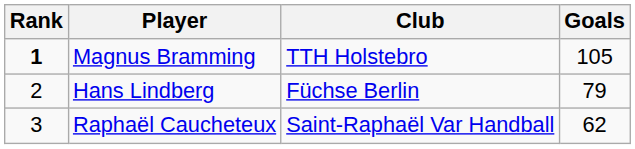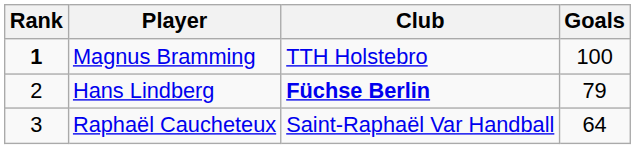(595, 56) 105 -> (595, 56) 100
(353, 90) normal -> (358, 90) bold
(595, 125) 62 -> (595, 125) 64
